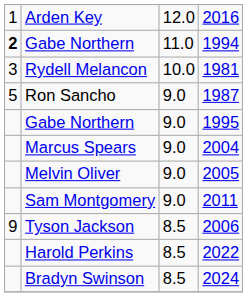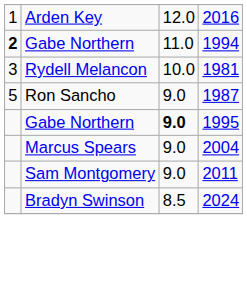(174, 122) normal -> (174, 122) bold
- row: (73, 174)
- row: (80, 226)
- row: (79, 252)
